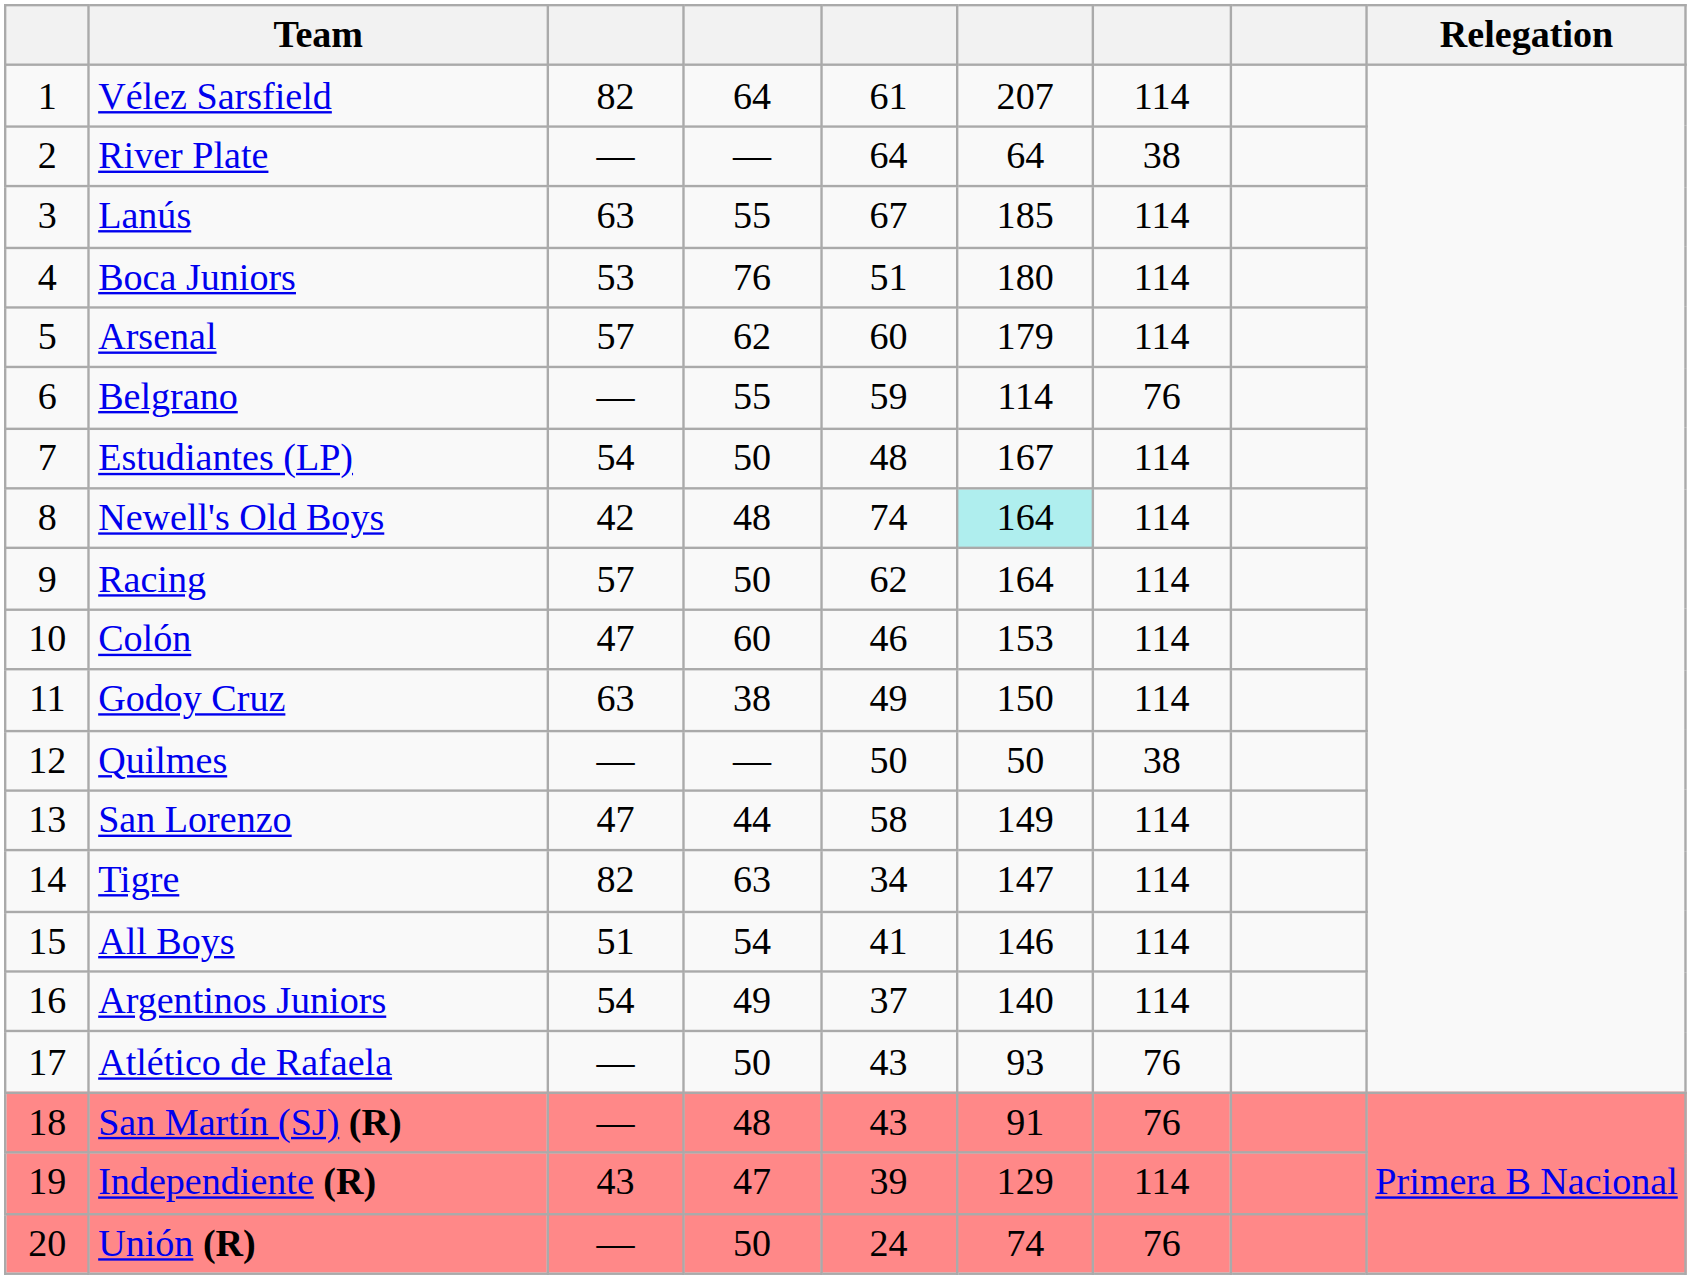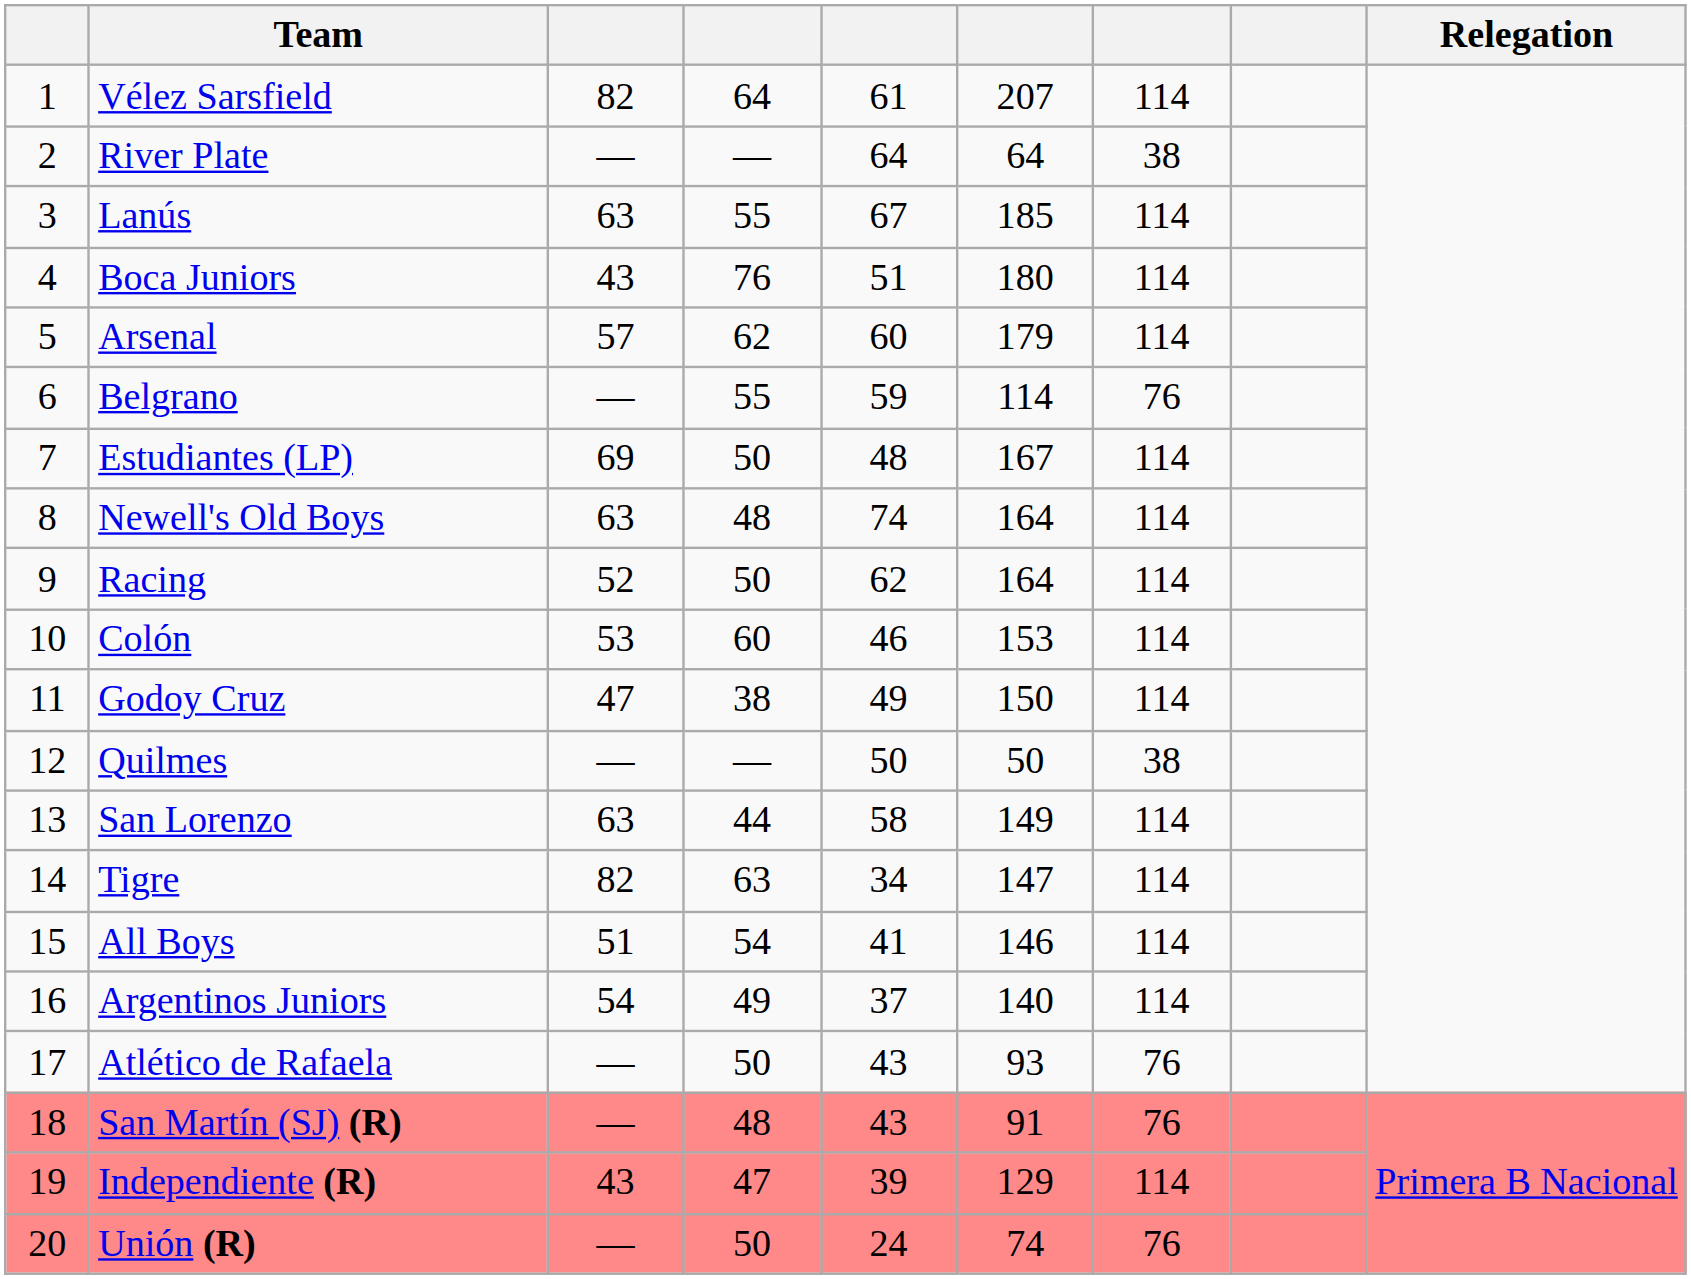(616, 276) 53 -> (616, 276) 43
(616, 457) 54 -> (616, 457) 69
(616, 517) 42 -> (616, 517) 63
(1025, 517) paleturquoise background -> (1025, 517) no background
(616, 578) 57 -> (616, 578) 52
(616, 638) 47 -> (616, 638) 53
(616, 699) 63 -> (616, 699) 47
(616, 819) 47 -> (616, 819) 63
